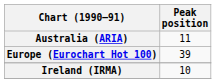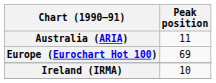(185, 55) 39 -> (185, 55) 69
